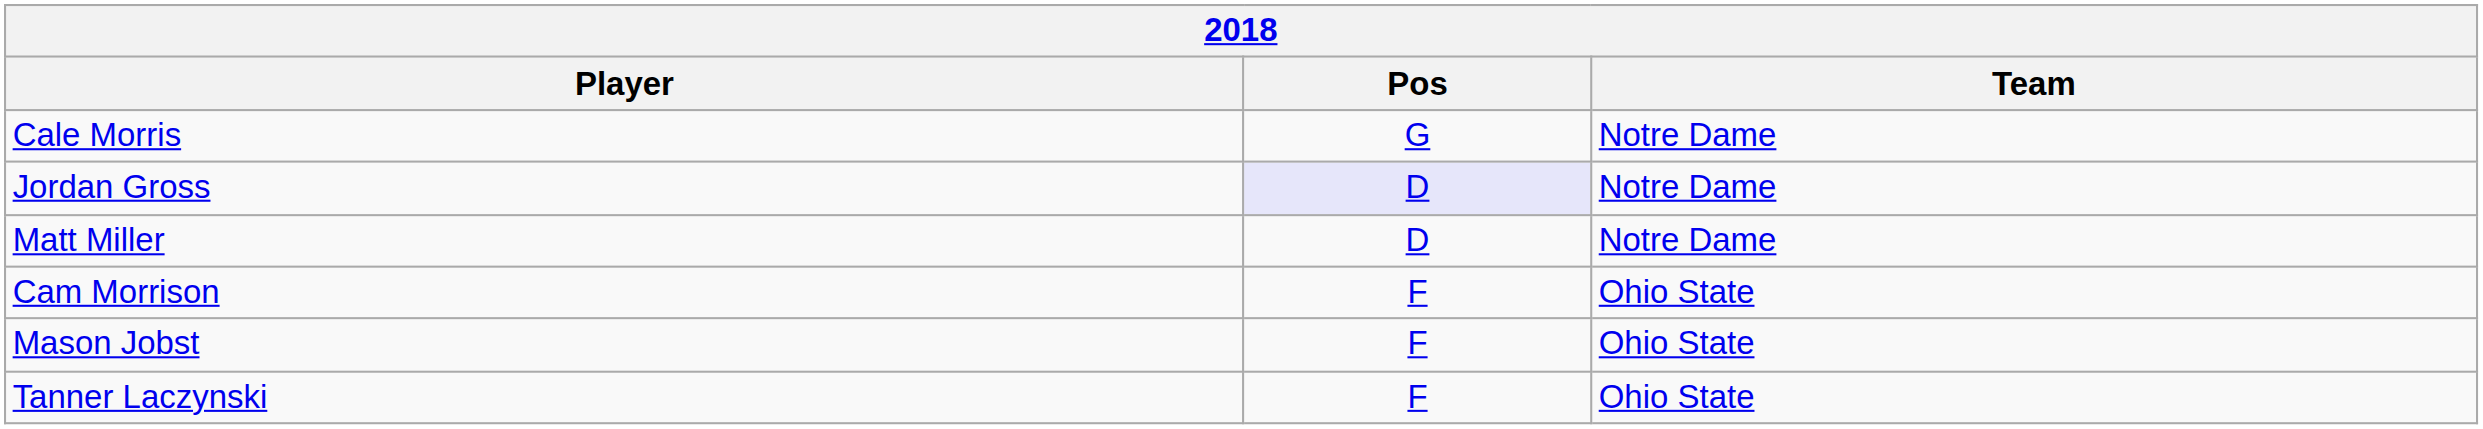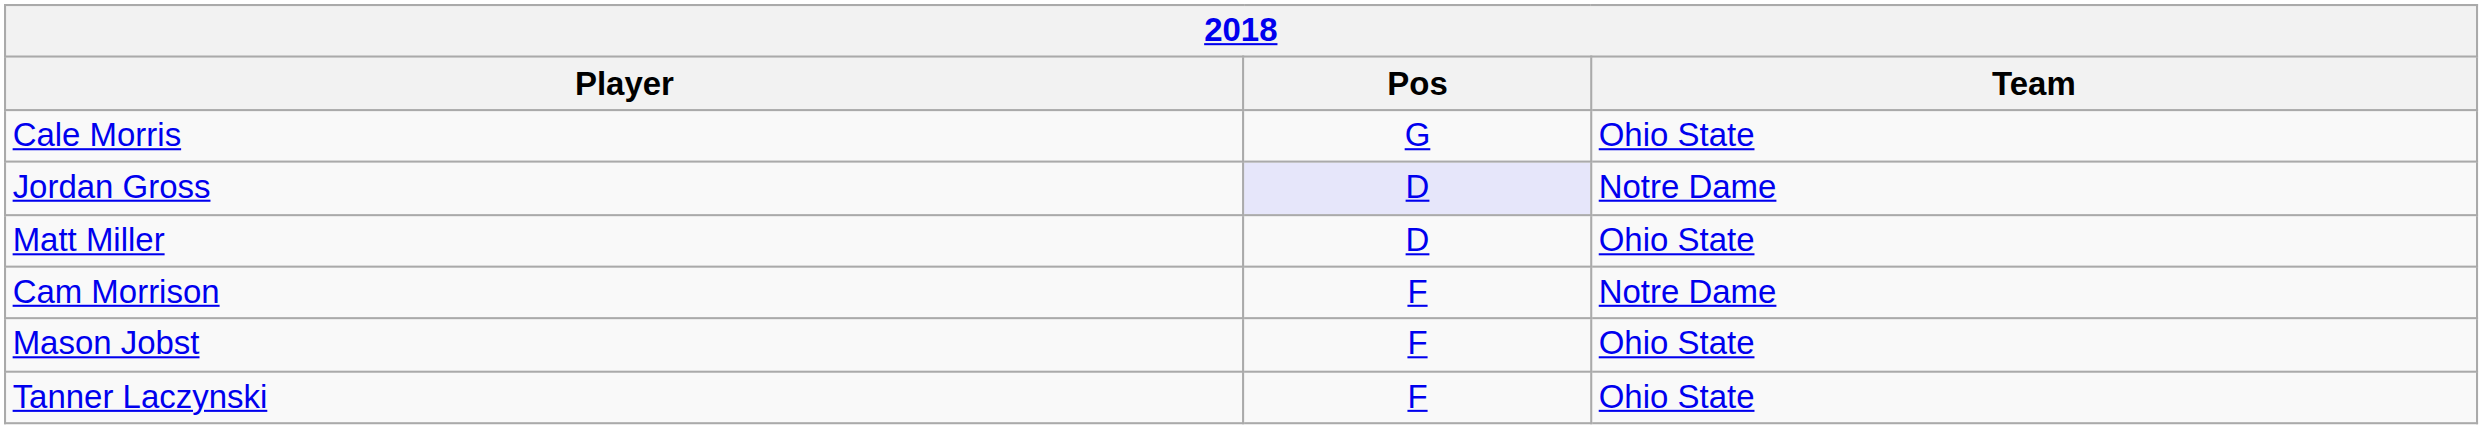(1688, 135) Notre Dame -> (1677, 135) Ohio State
(1688, 239) Notre Dame -> (1677, 239) Ohio State
(1677, 291) Ohio State -> (1688, 291) Notre Dame
